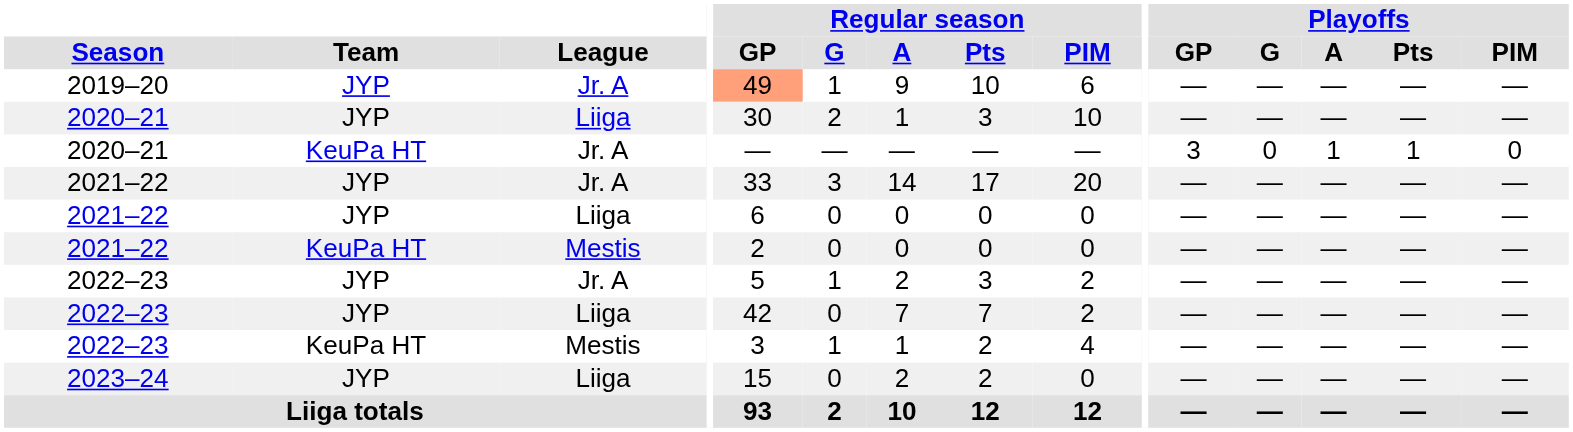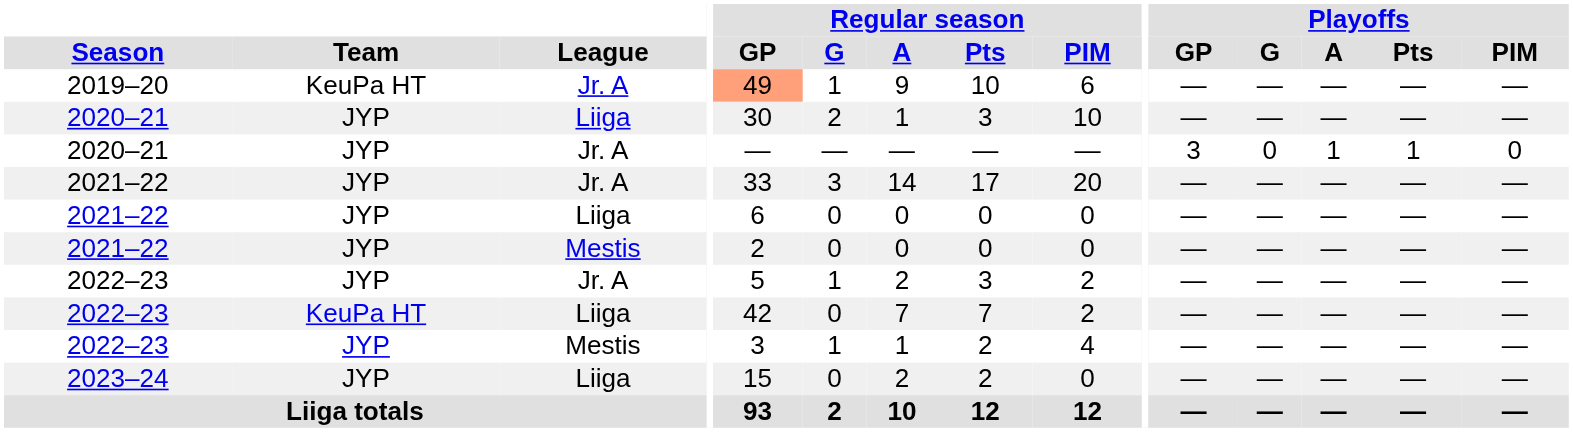(366, 85) JYP -> (366, 85) KeuPa HT
(366, 150) KeuPa HT -> (366, 150) JYP
(366, 248) KeuPa HT -> (366, 248) JYP
(366, 313) JYP -> (366, 313) KeuPa HT
(366, 345) KeuPa HT -> (366, 345) JYP
